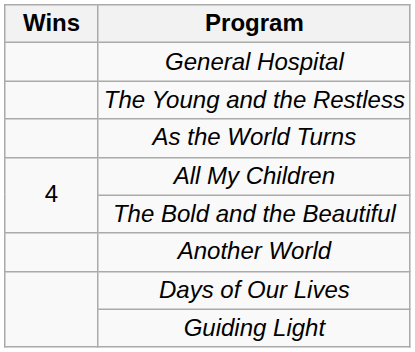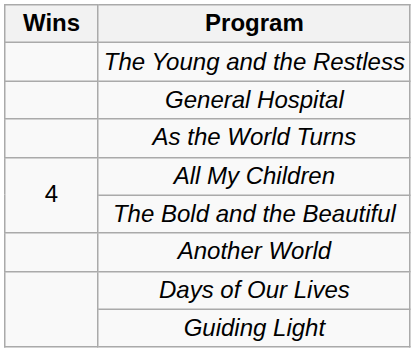rows swapped: (254, 61) <-> (254, 99)
